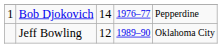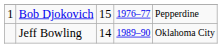(105, 14) 14 -> (105, 14) 15
(105, 33) 12 -> (105, 33) 14
